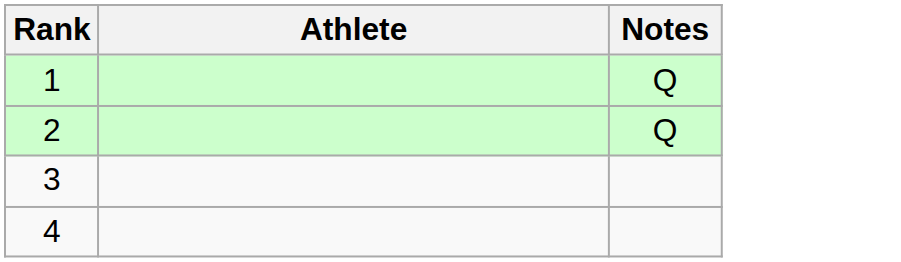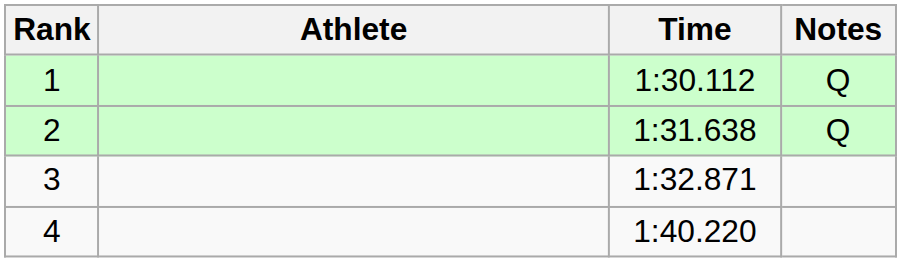+ column: (695, 29)
